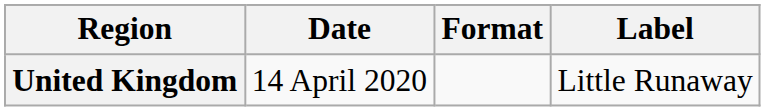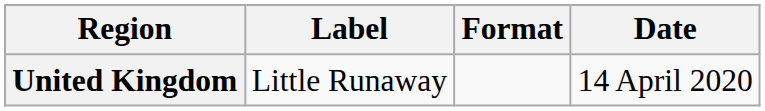columns swapped: (339, 29) <-> (655, 29)
